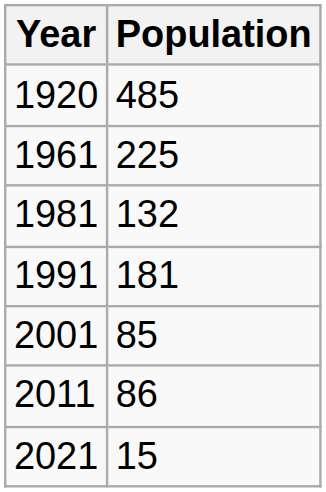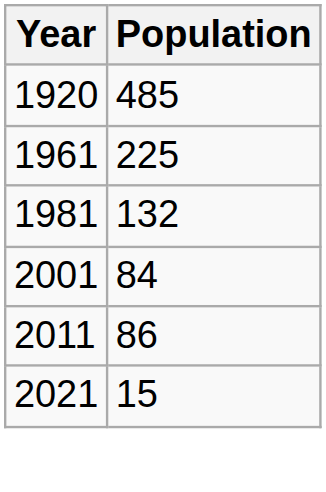- row: (56, 275)
(137, 335) 85 -> (137, 275) 84
